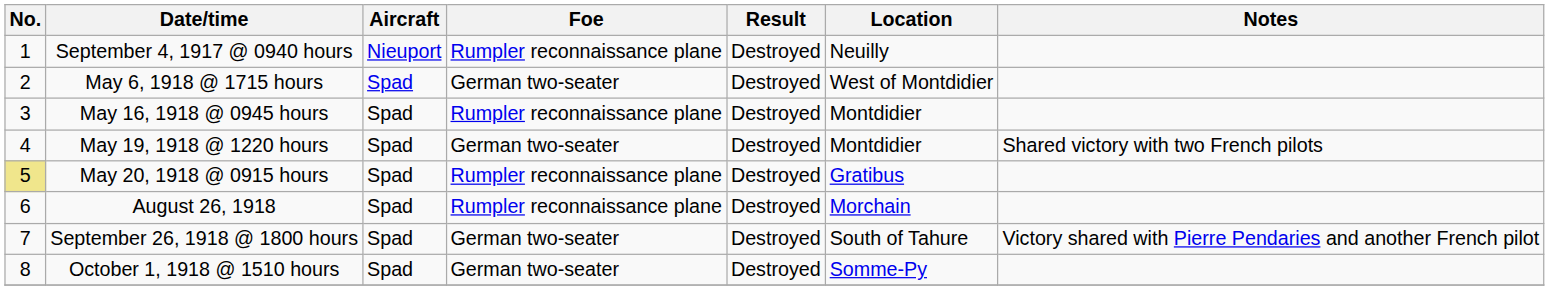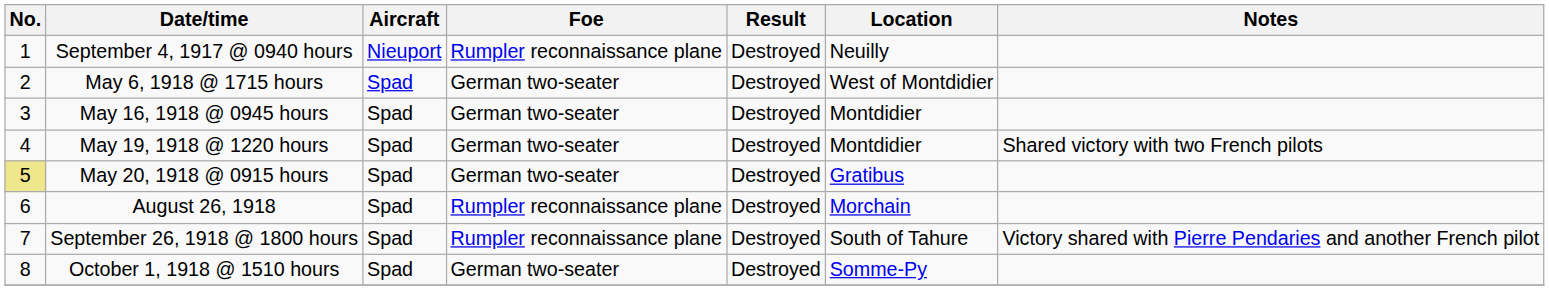(586, 113) Rumpler reconnaissance plane -> (535, 113) German two-seater
(586, 176) Rumpler reconnaissance plane -> (535, 176) German two-seater
(535, 238) German two-seater -> (586, 238) Rumpler reconnaissance plane
